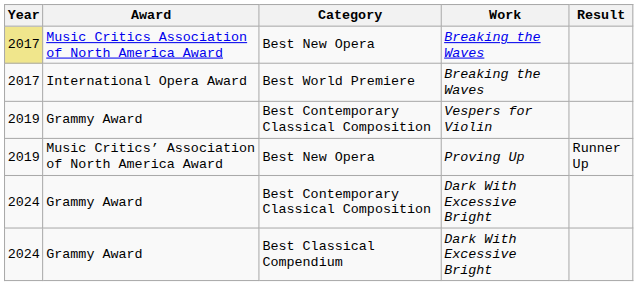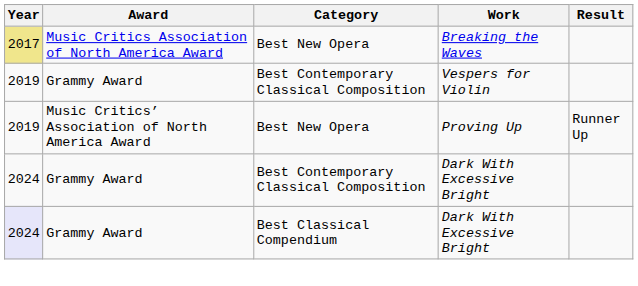- row: (147, 82)
(24, 255) no background -> (24, 233) lavender background
